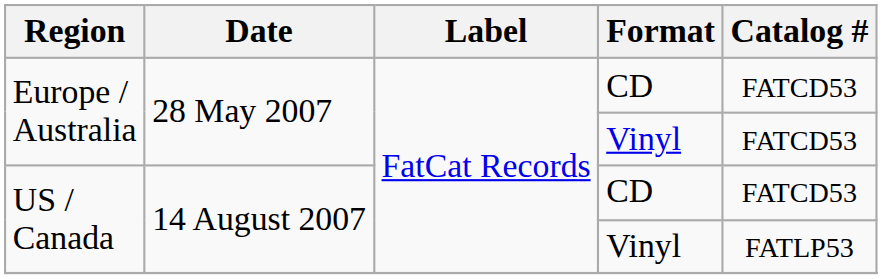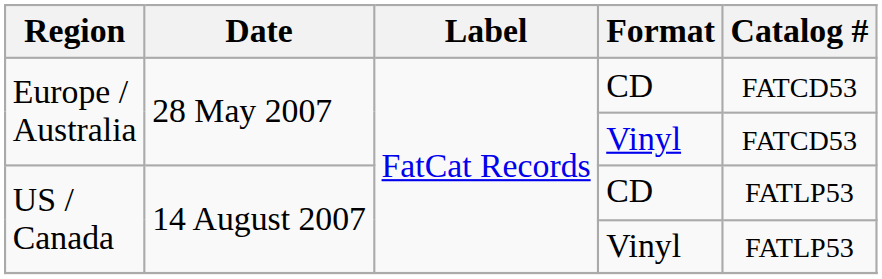(799, 194) FATCD53 -> (799, 194) FATLP53
